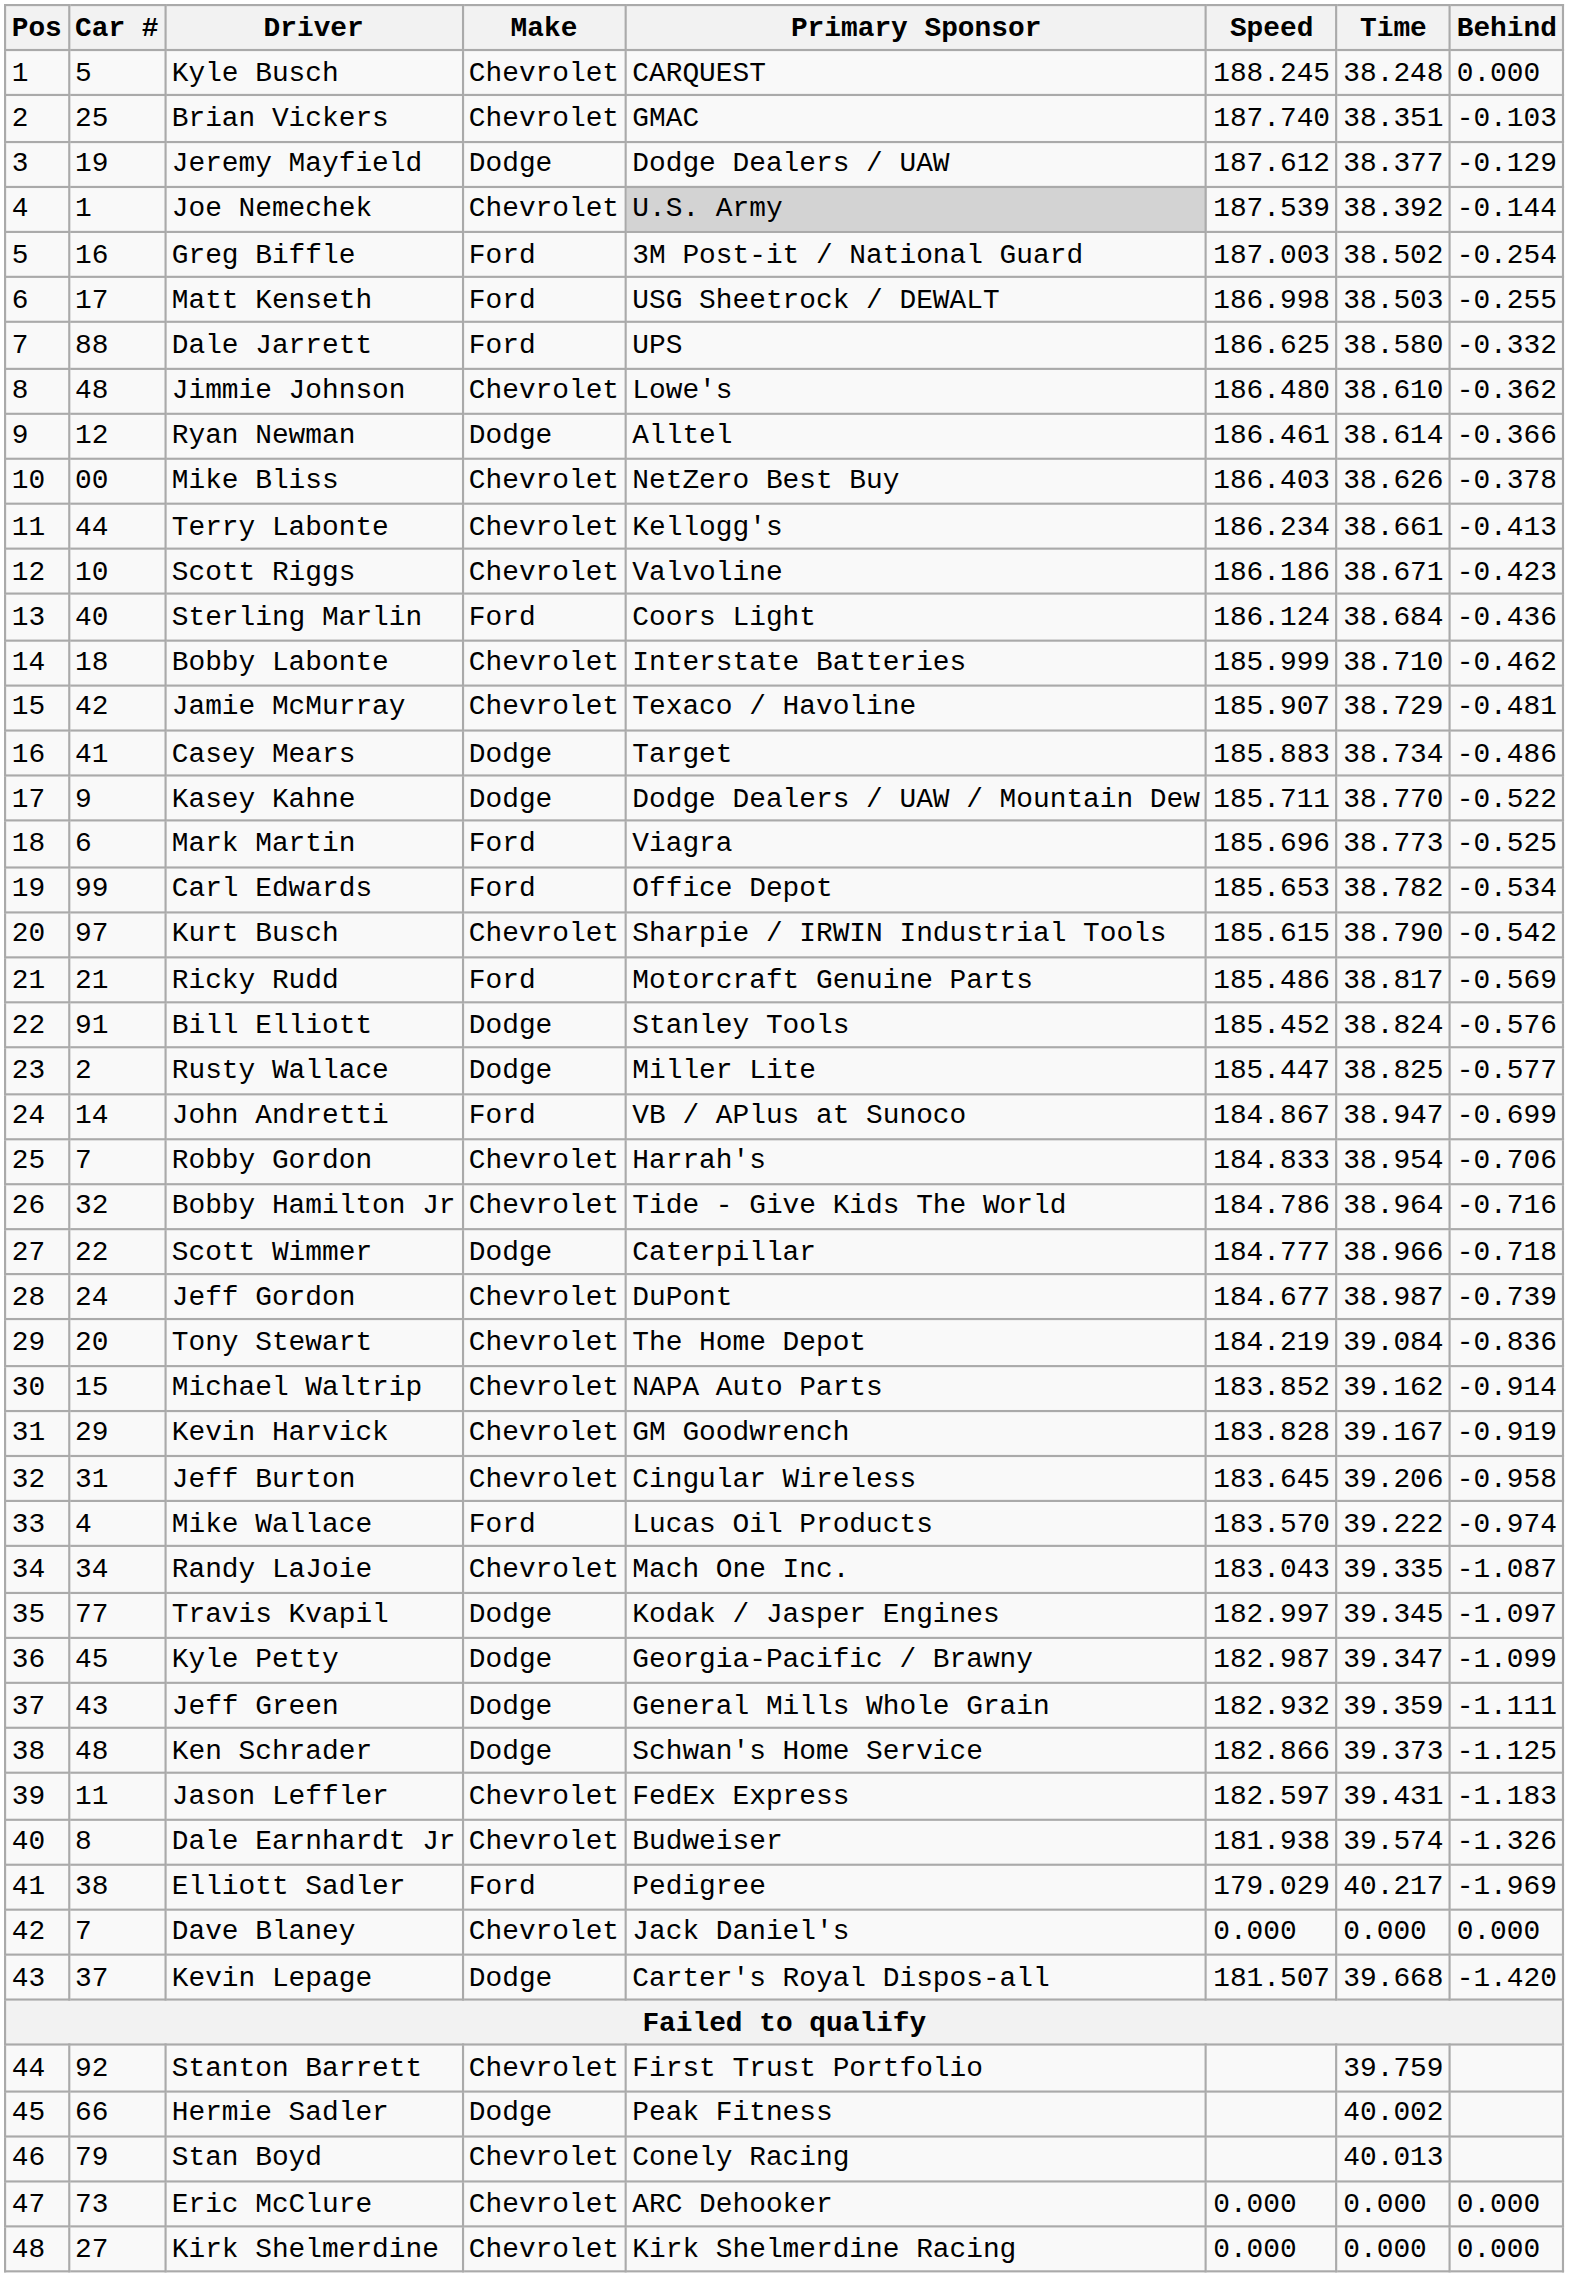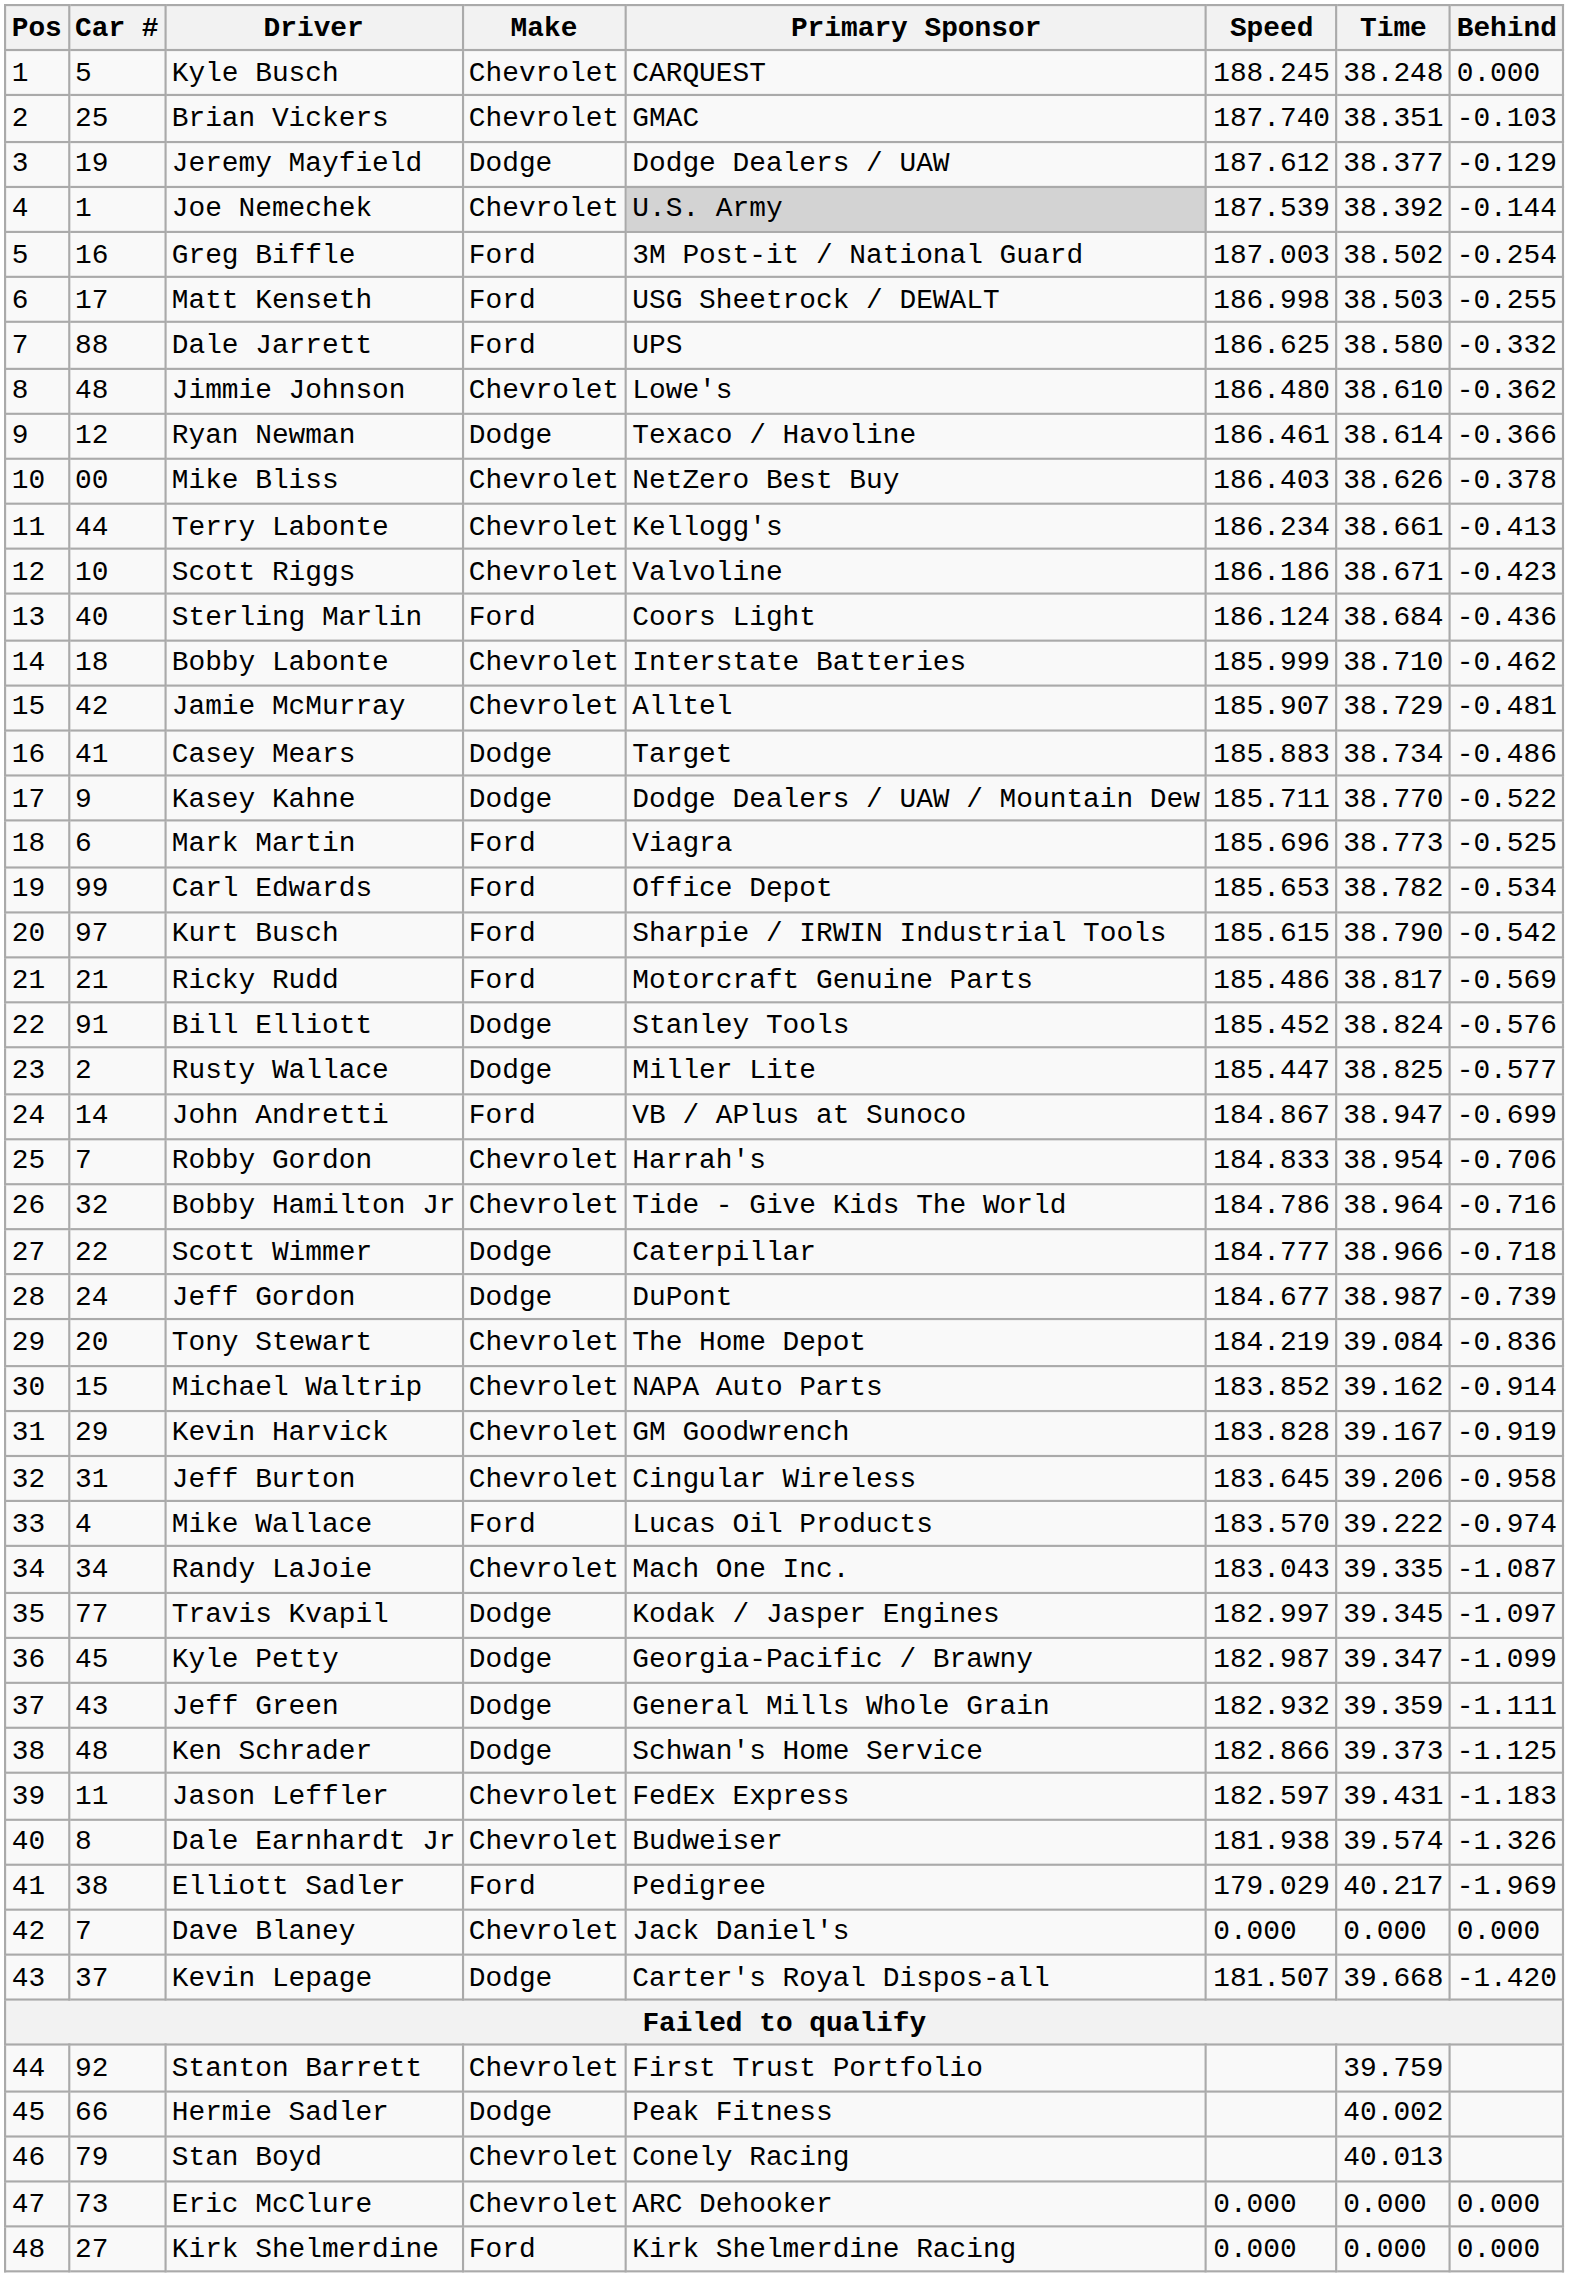(682, 436) Alltel -> (774, 436) Texaco / Havoline
(774, 708) Texaco / Havoline -> (682, 708) Alltel
(544, 935) Chevrolet -> (502, 935) Ford
(544, 1297) Chevrolet -> (511, 1297) Dodge
(544, 2249) Chevrolet -> (502, 2249) Ford
